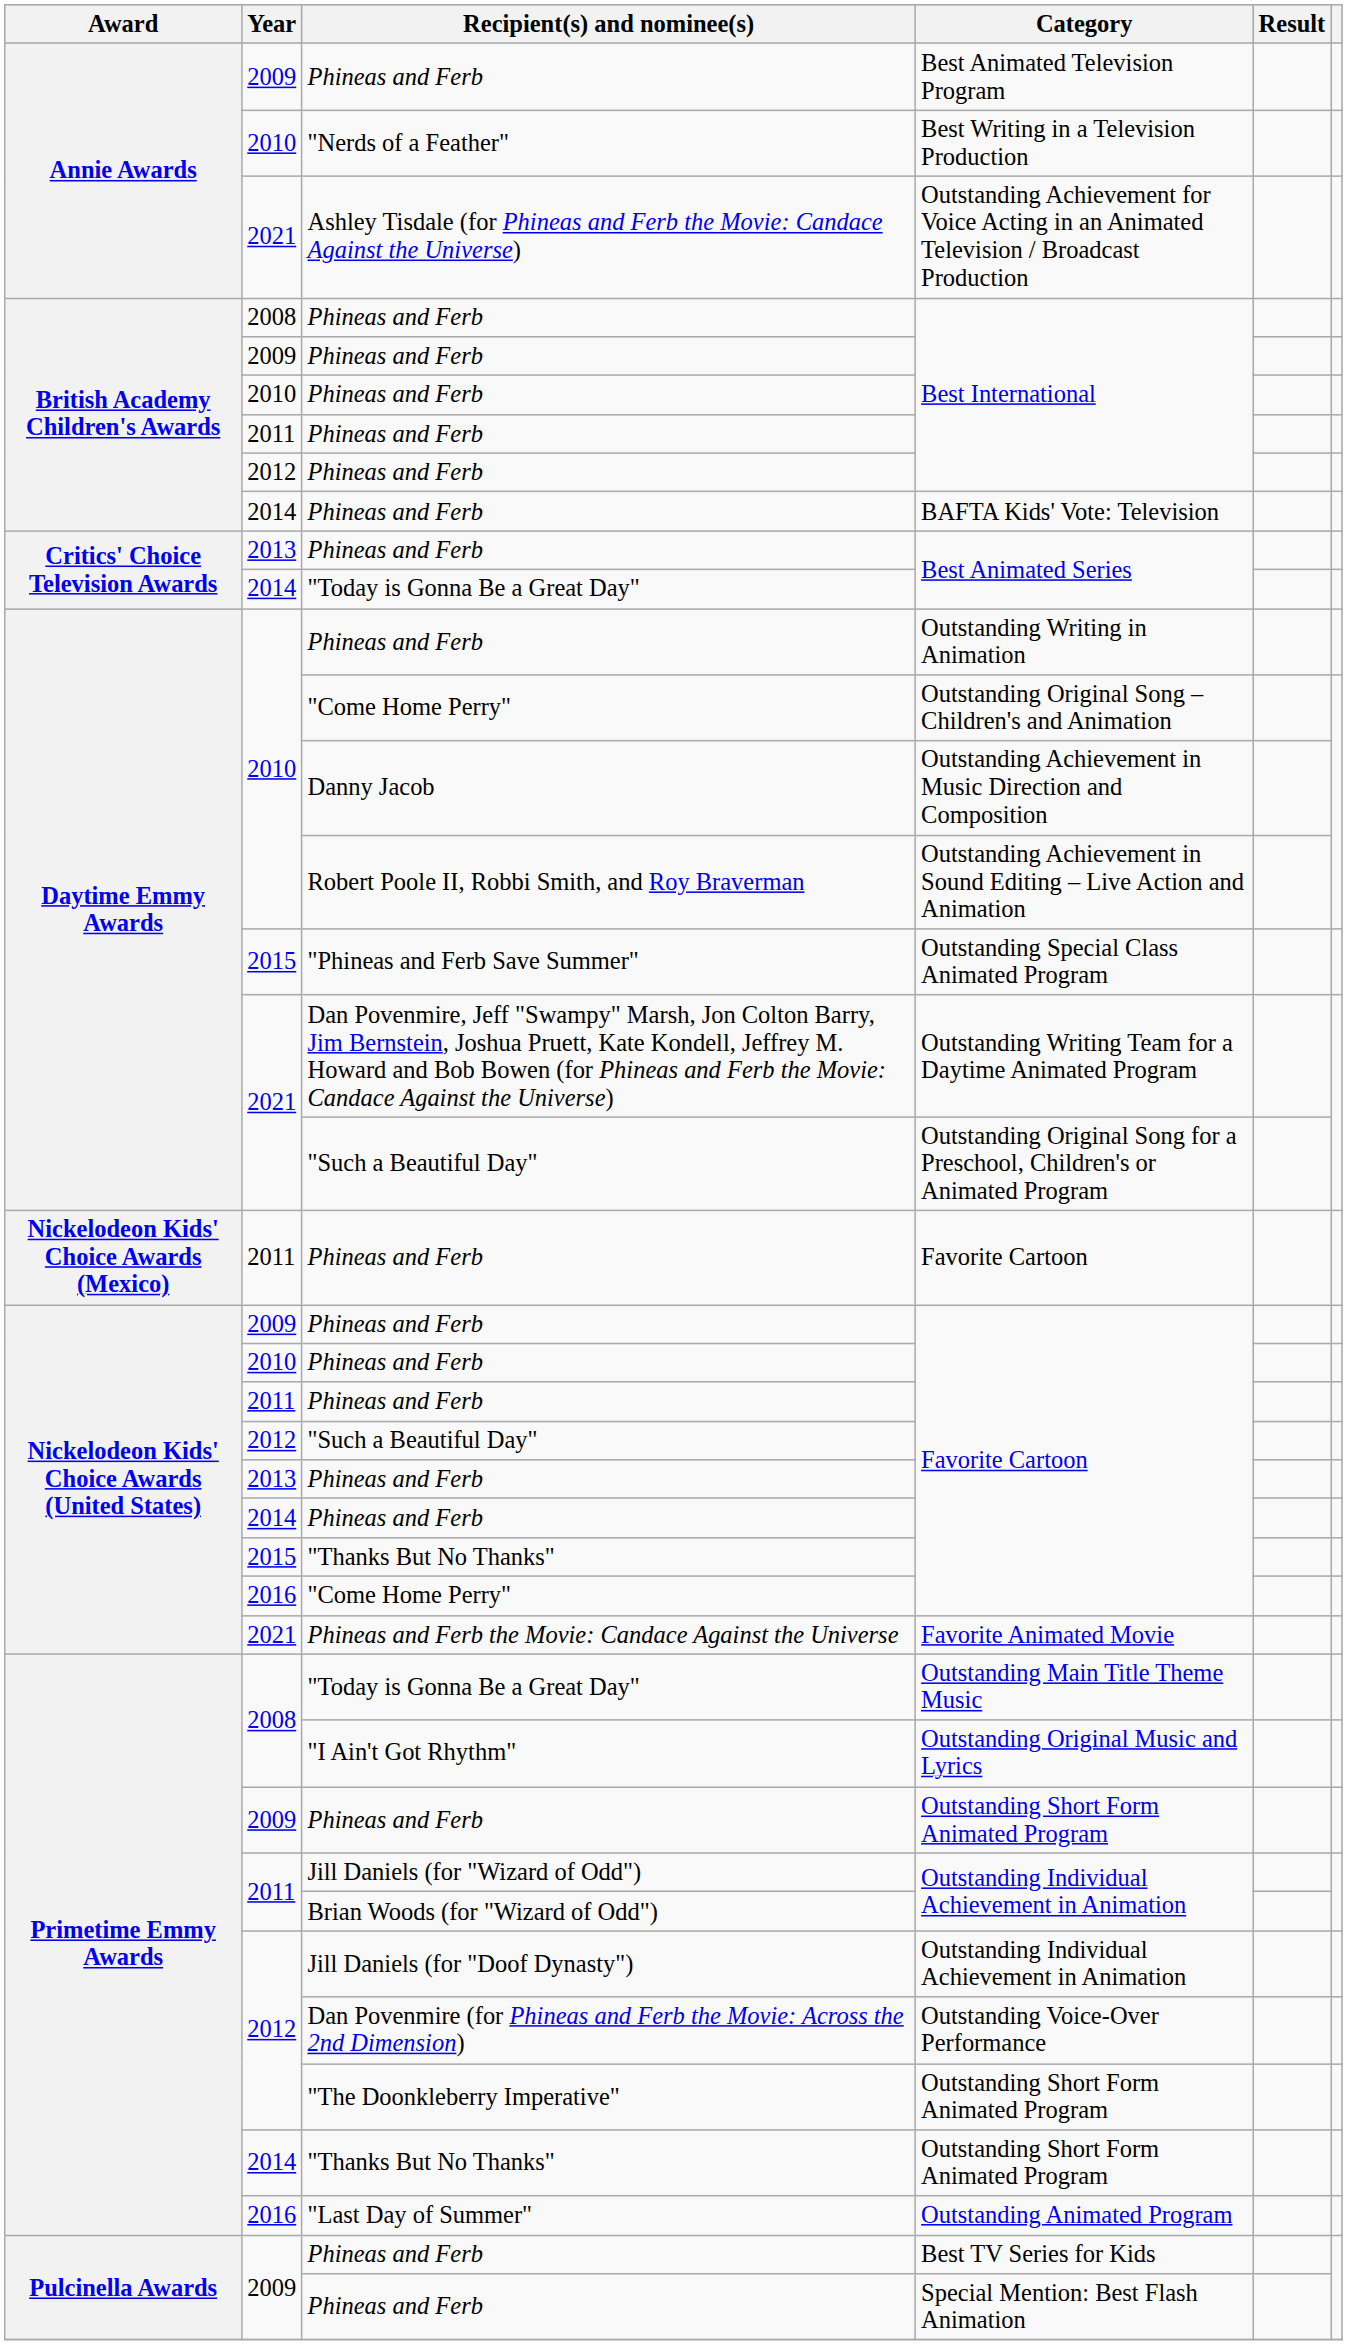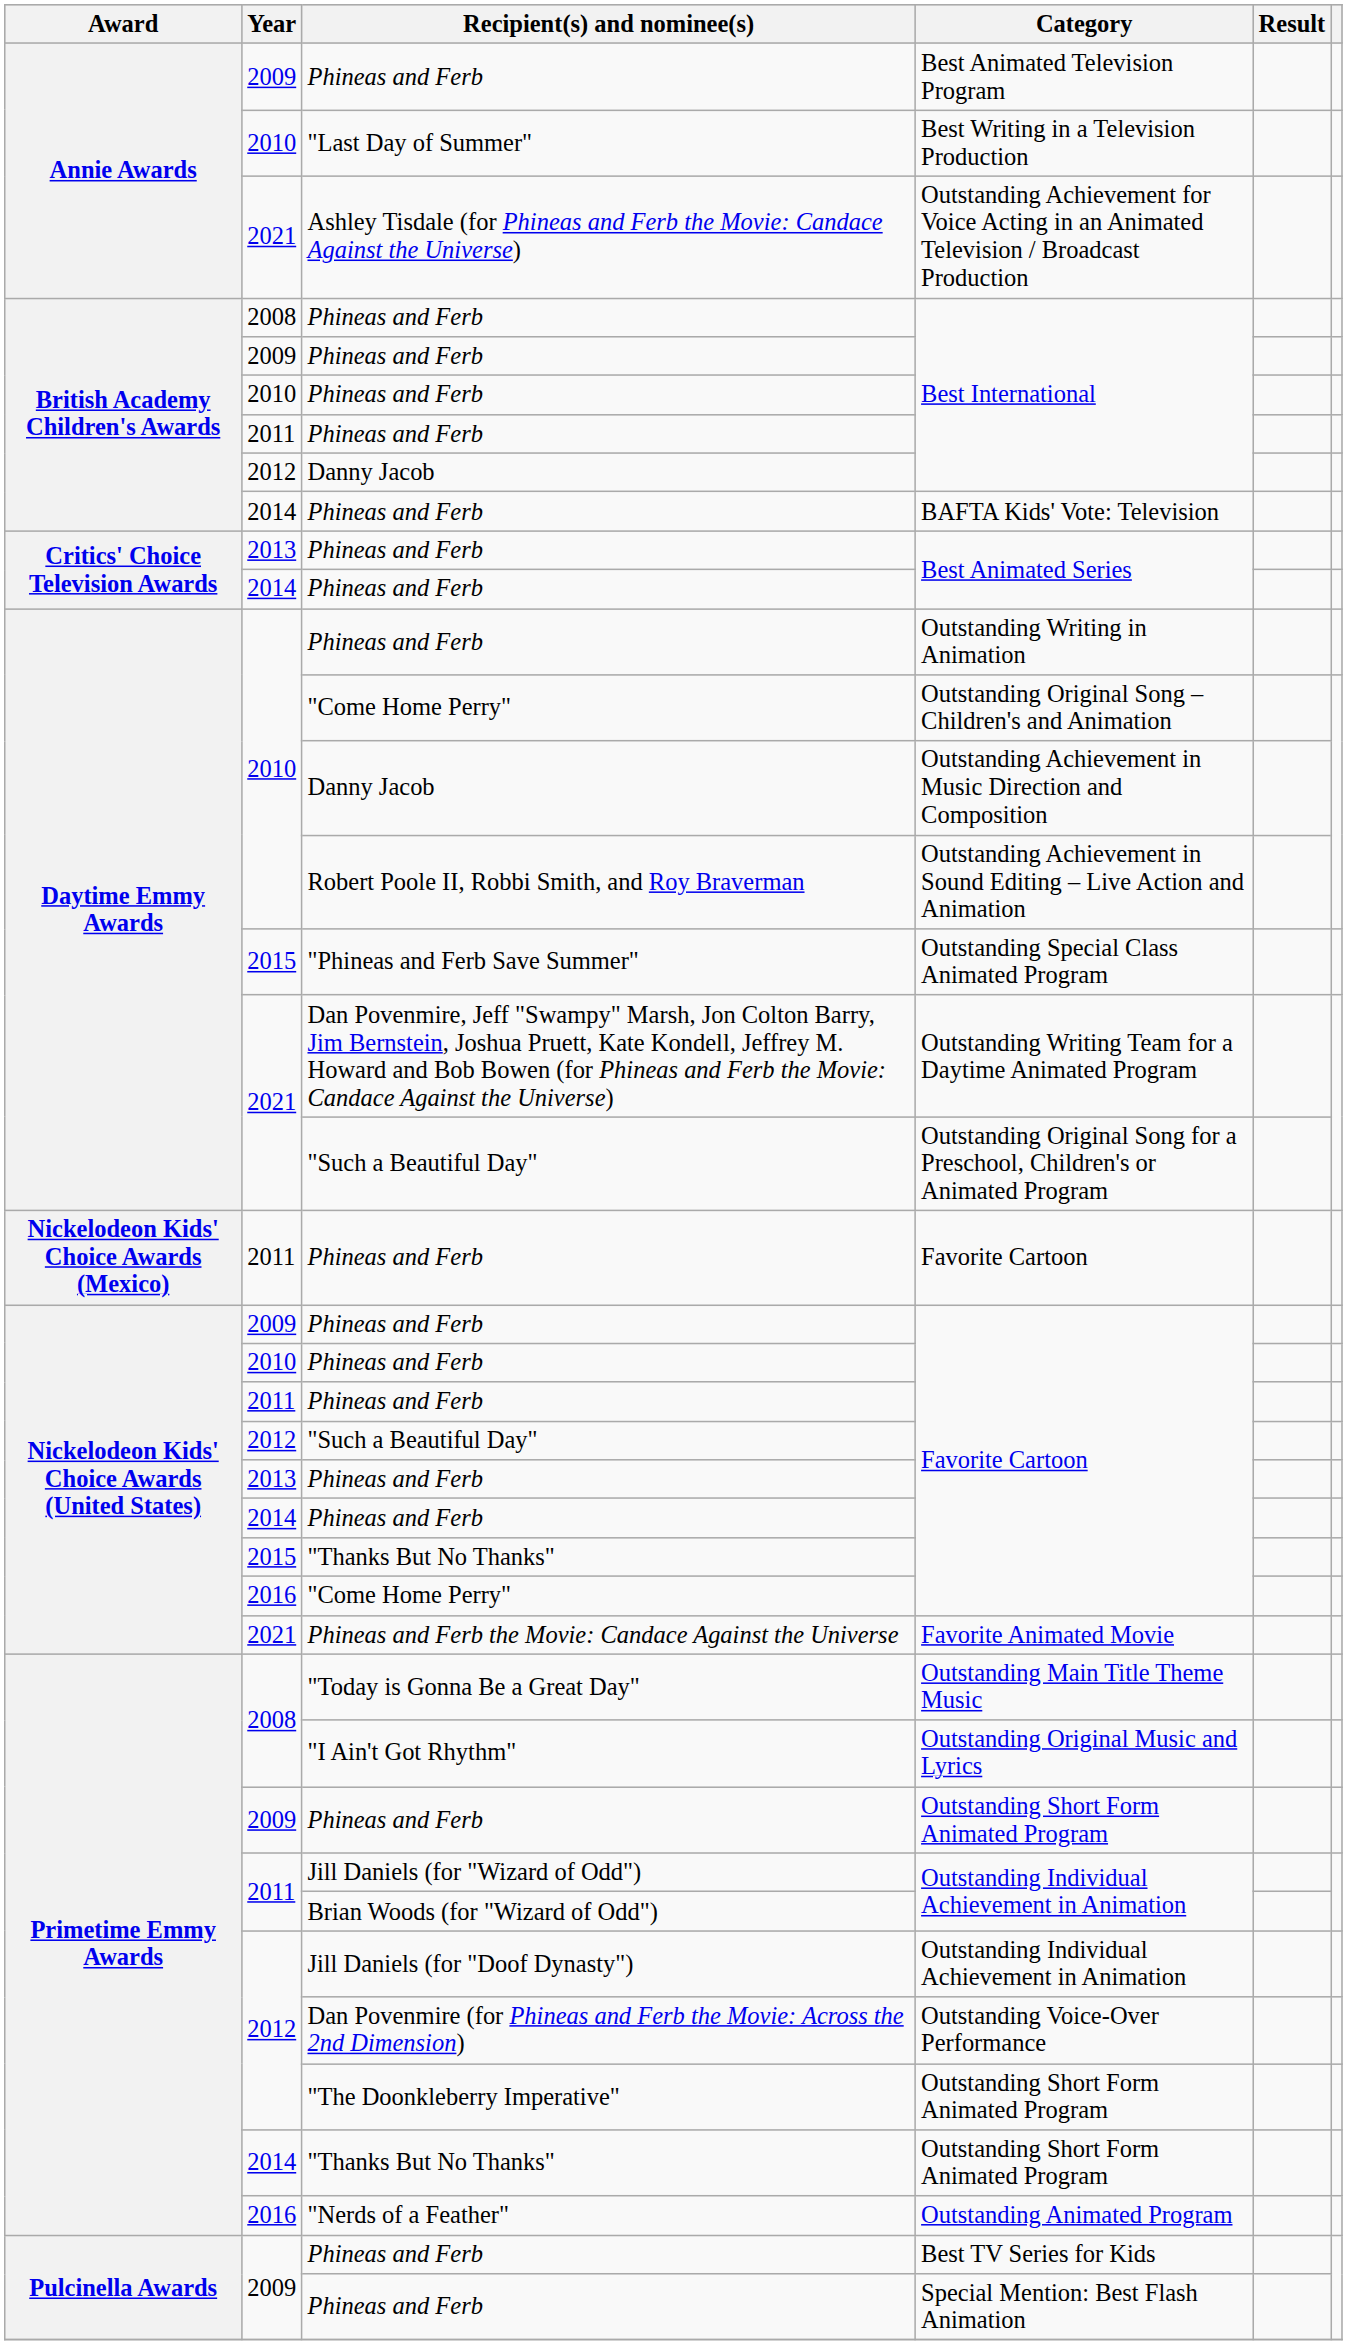(408, 142) "Nerds of a Feather" -> (420, 142) "Last Day of Summer"
(395, 472) Phineas and Ferb -> (371, 472) Danny Jacob
(474, 588) "Today is Gonna Be a Great Day" -> (395, 588) Phineas and Ferb
(420, 2215) "Last Day of Summer" -> (408, 2215) "Nerds of a Feather"
